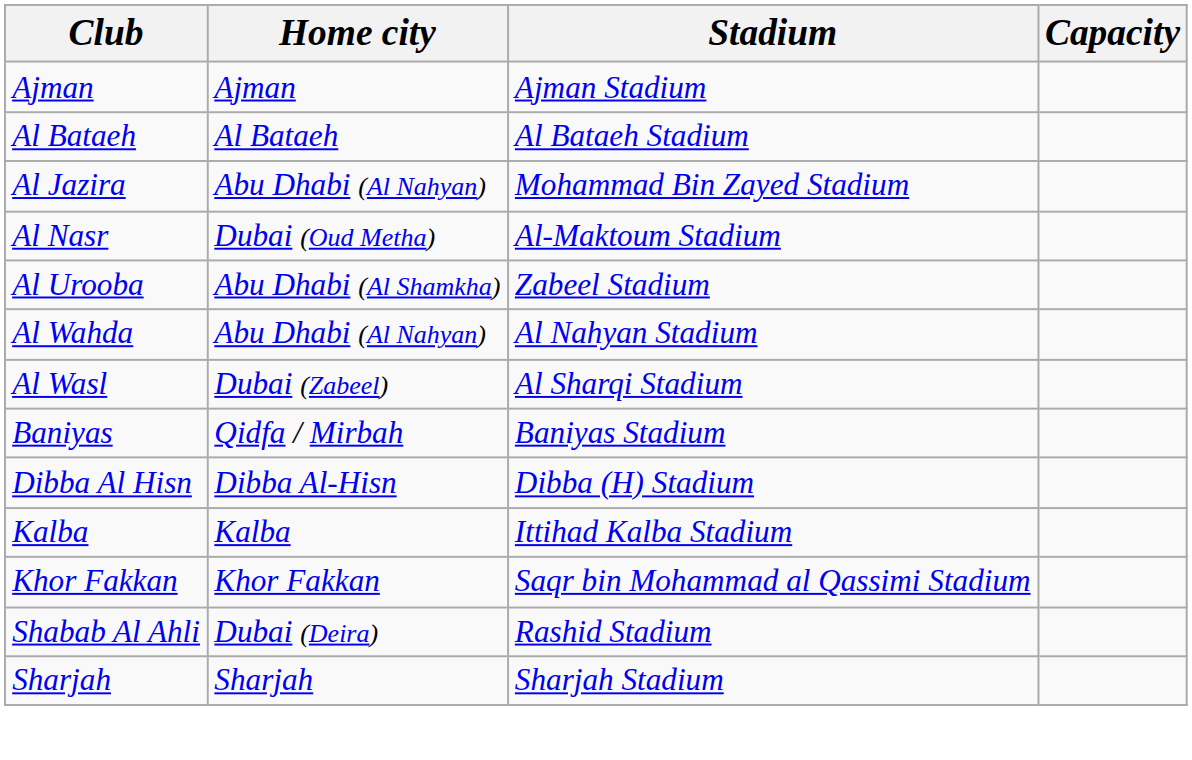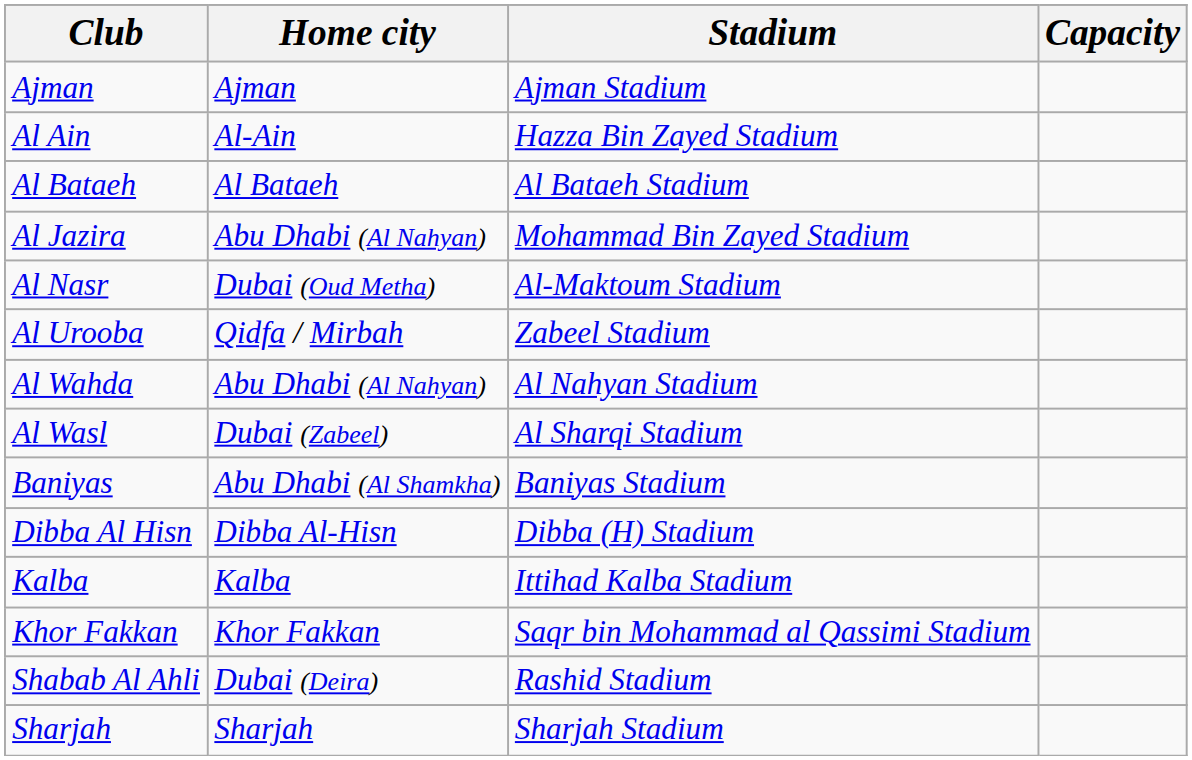+ row: (51, 136)
(357, 284) Abu Dhabi (Al Shamkha) -> (309, 333) Qidfa / Mirbah
(309, 432) Qidfa / Mirbah -> (357, 482) Abu Dhabi (Al Shamkha)
